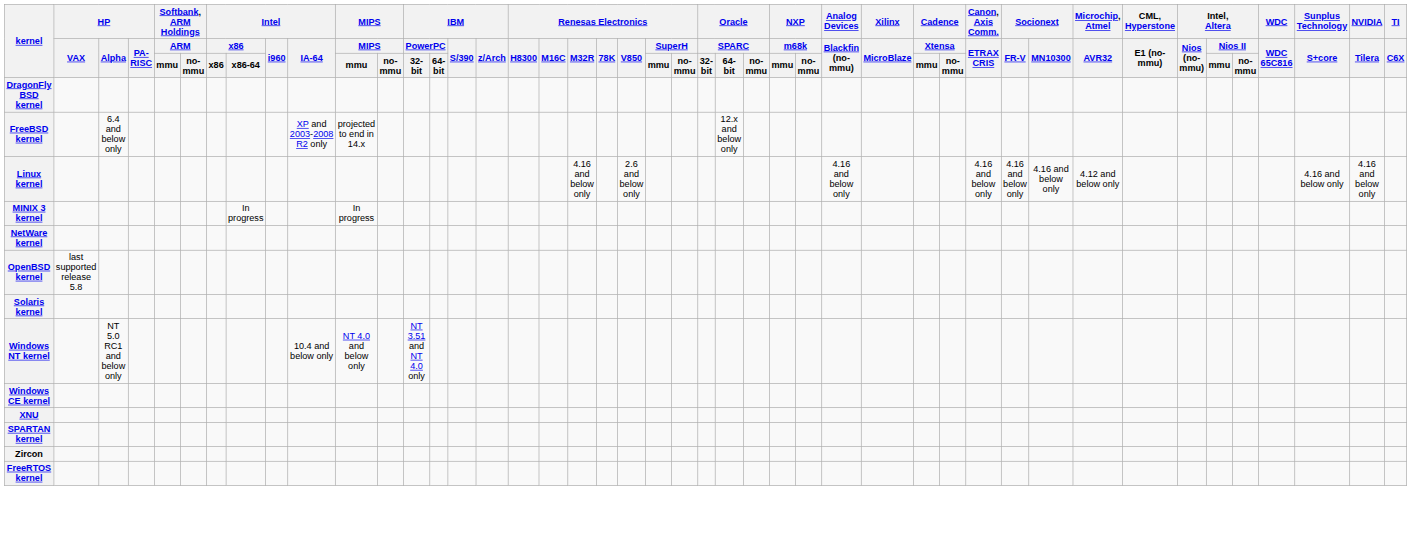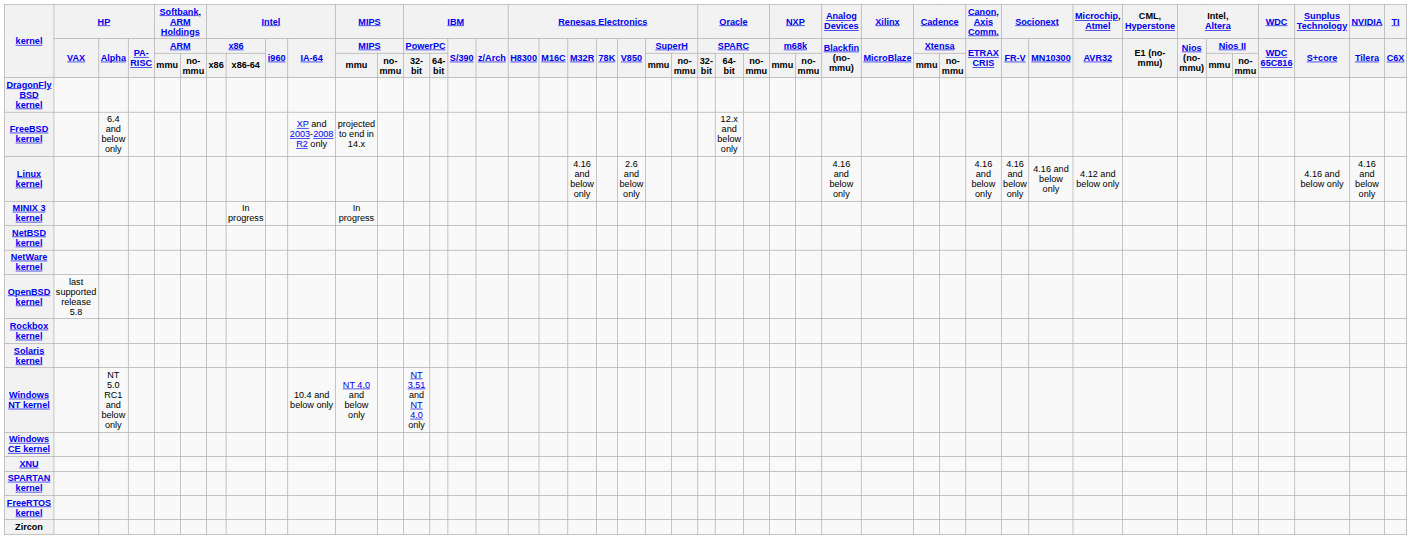+ row: (29, 237)
+ row: (29, 331)
rows swapped: (29, 473) <-> (29, 453)
